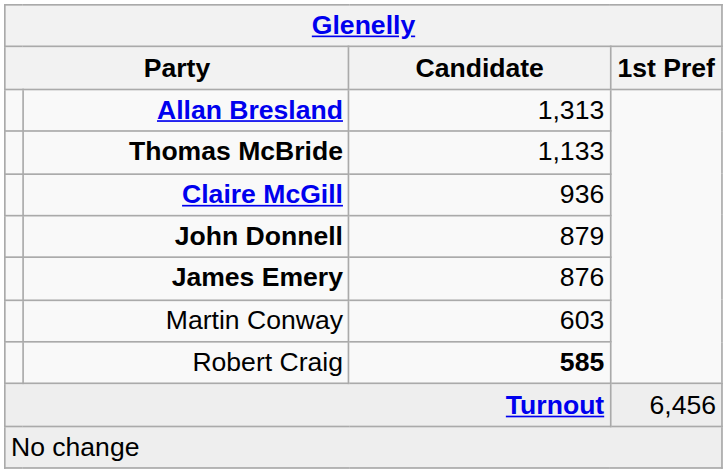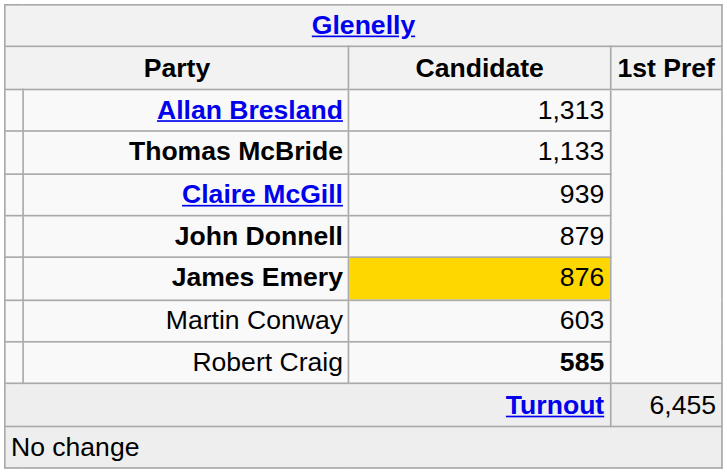(582, 194) 936 -> (582, 194) 939
(582, 278) no background -> (582, 278) gold background
(683, 404) 6,456 -> (683, 404) 6,455
